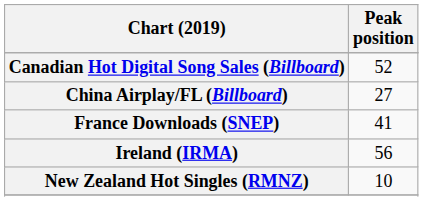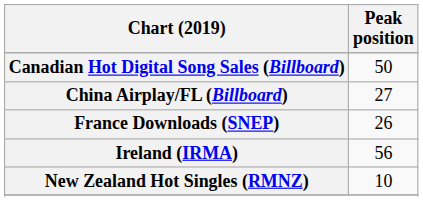(383, 67) 52 -> (383, 67) 50
(383, 124) 41 -> (383, 124) 26
